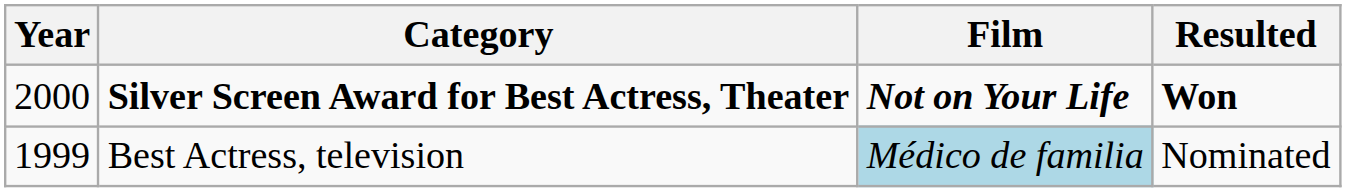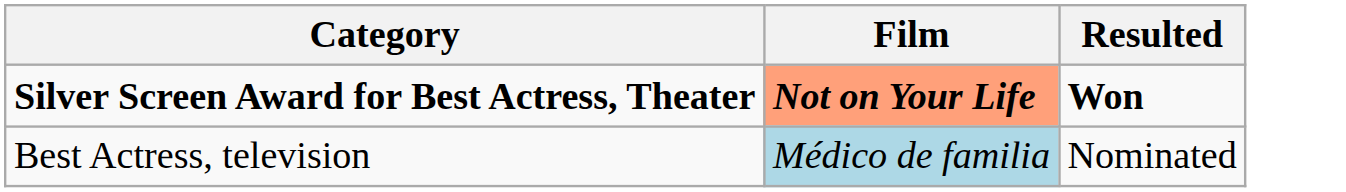- column: (52, 34)
(998, 95) no background -> (904, 95) lightsalmon background
